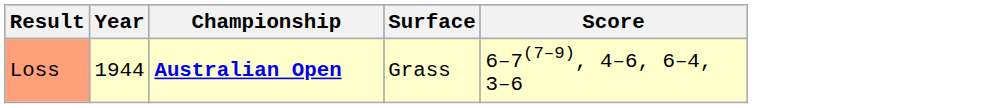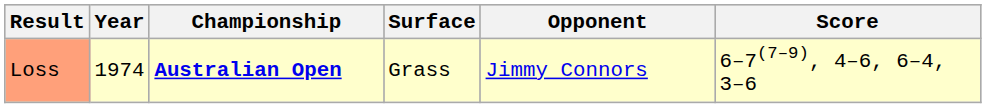+ column: (598, 22)
(120, 70) 1944 -> (120, 70) 1974
